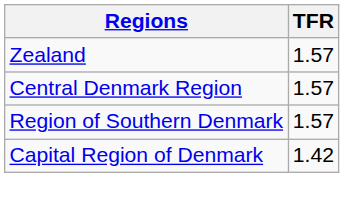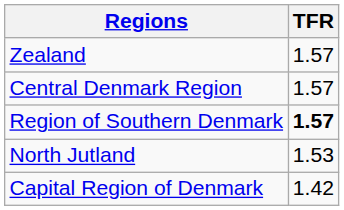(313, 121) normal -> (313, 121) bold
+ row: (72, 155)
